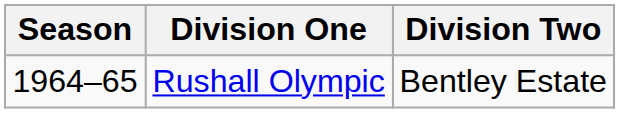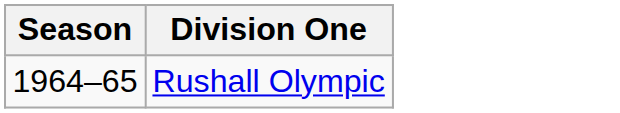- column: (503, 30)
